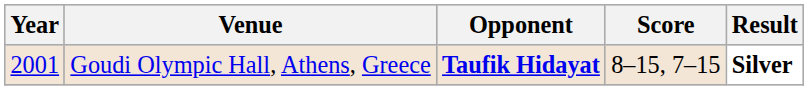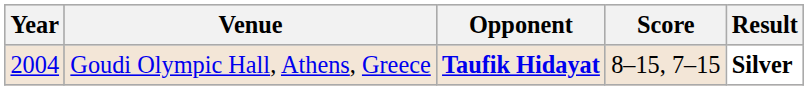(35, 64) 2001 -> (35, 64) 2004
